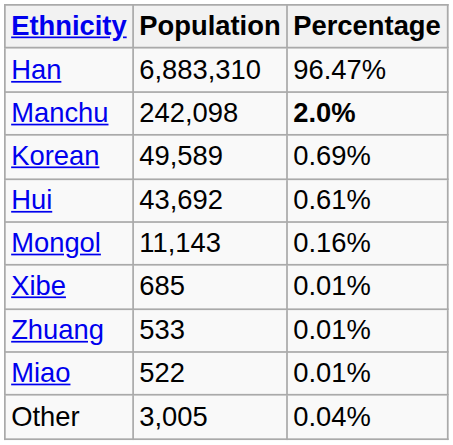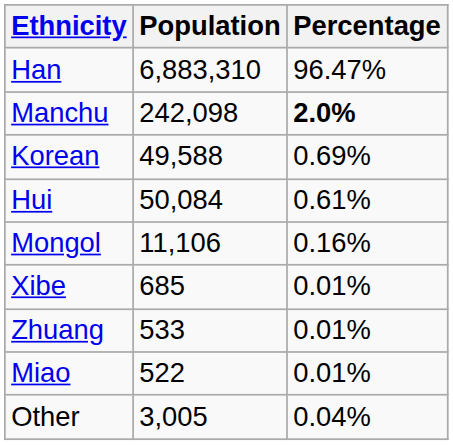(181, 156) 49,589 -> (181, 156) 49,588
(181, 199) 43,692 -> (181, 199) 50,084
(180, 243) 11,143 -> (180, 243) 11,106
